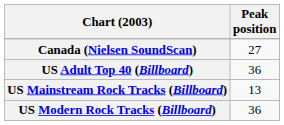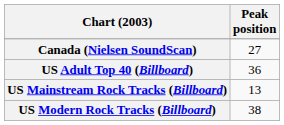(255, 110) 36 -> (255, 110) 38
